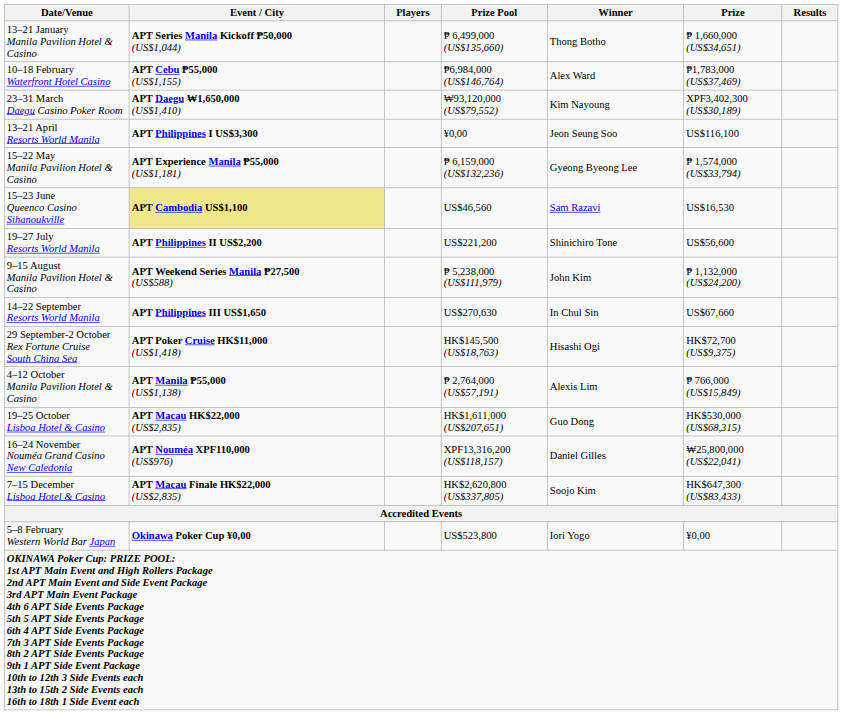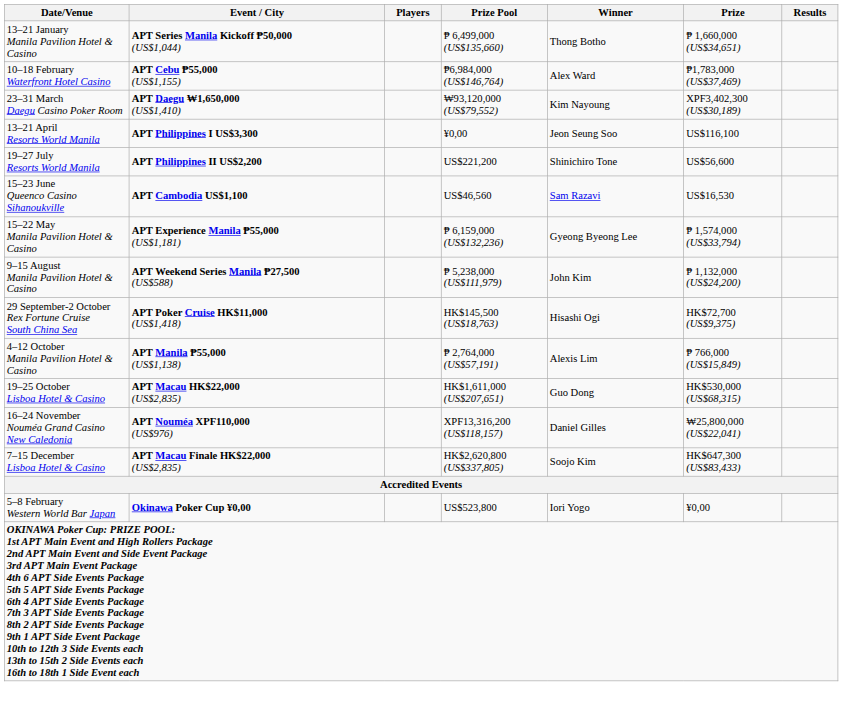rows swapped: (60, 167) <-> (53, 242)
(190, 208) khaki background -> (190, 196) no background
- row: (53, 312)
